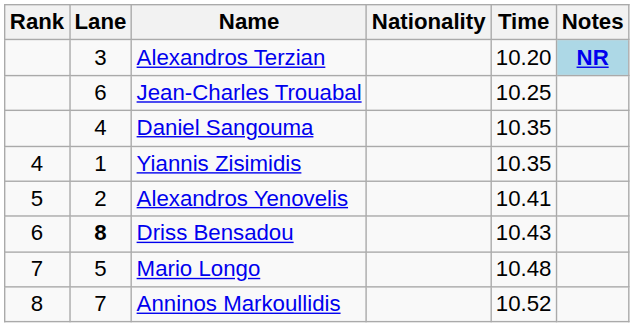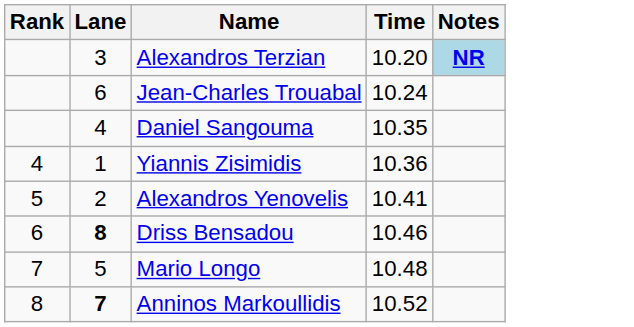- column: (429, 22)
(524, 92) 10.25 -> (400, 92) 10.24
(524, 163) 10.35 -> (400, 163) 10.36
(524, 233) 10.43 -> (400, 233) 10.46
(100, 304) normal -> (100, 304) bold
